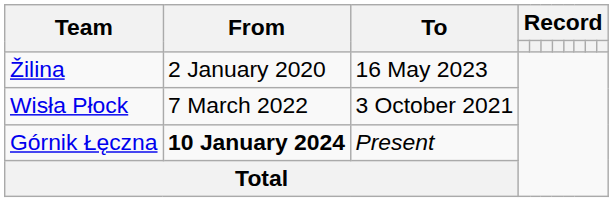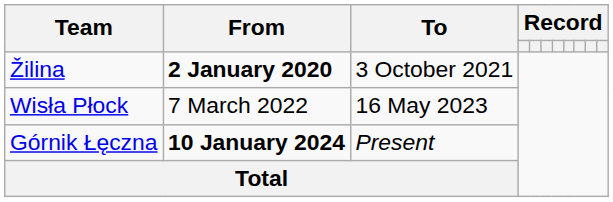(247, 69) normal -> (250, 69) bold
(422, 69) 16 May 2023 -> (434, 69) 3 October 2021
(434, 105) 3 October 2021 -> (422, 105) 16 May 2023
